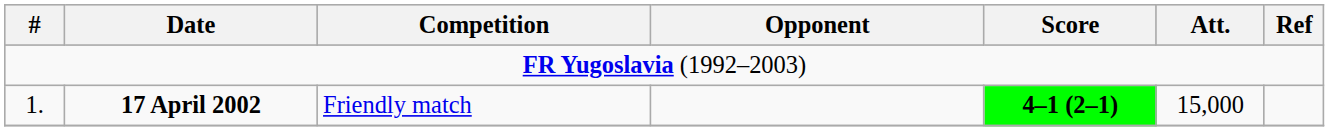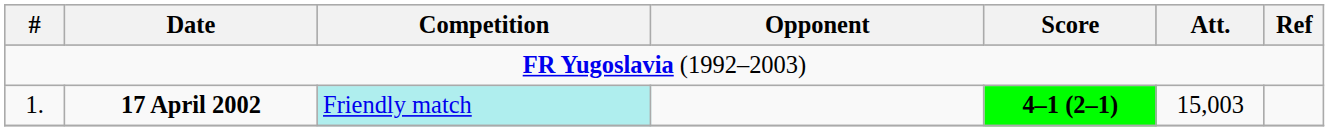(397, 105) no background -> (397, 105) paleturquoise background
(1210, 105) 15,000 -> (1210, 105) 15,003
